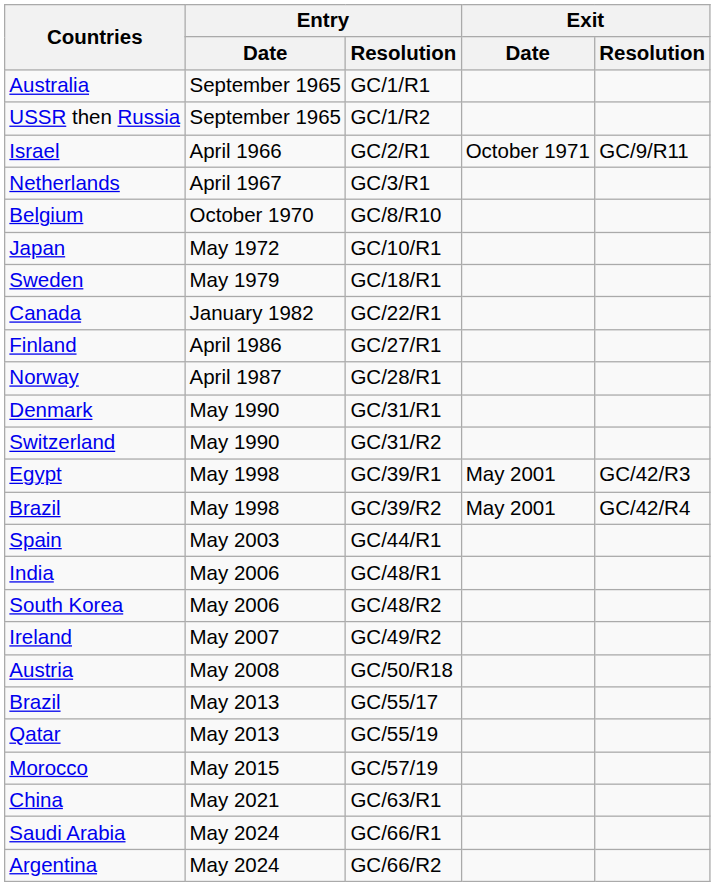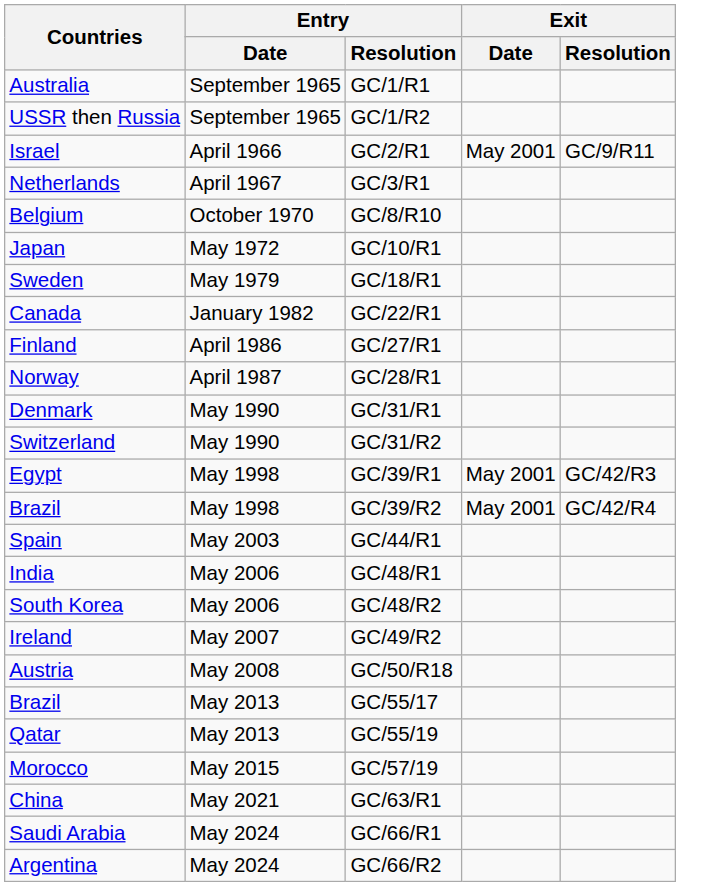(528, 150) October 1971 -> (511, 150) May 2001
